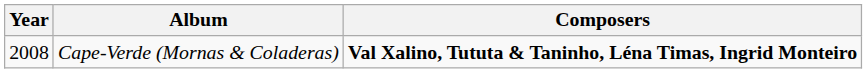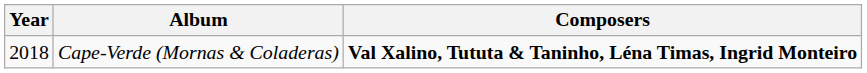(29, 51) 2008 -> (29, 51) 2018
